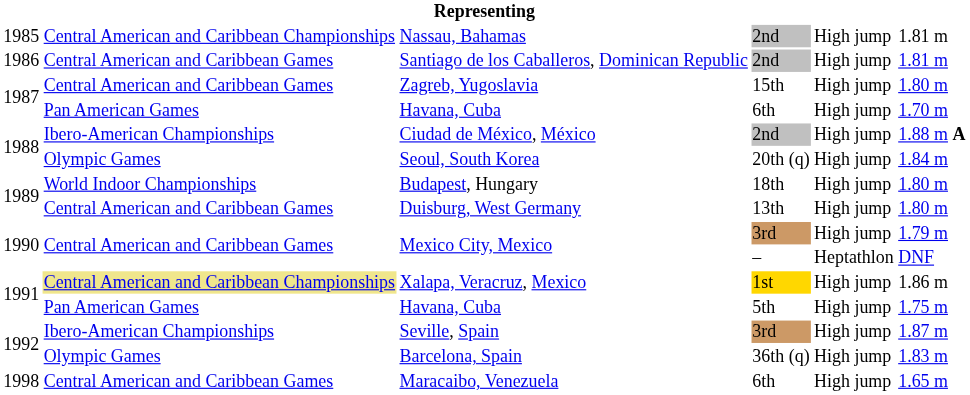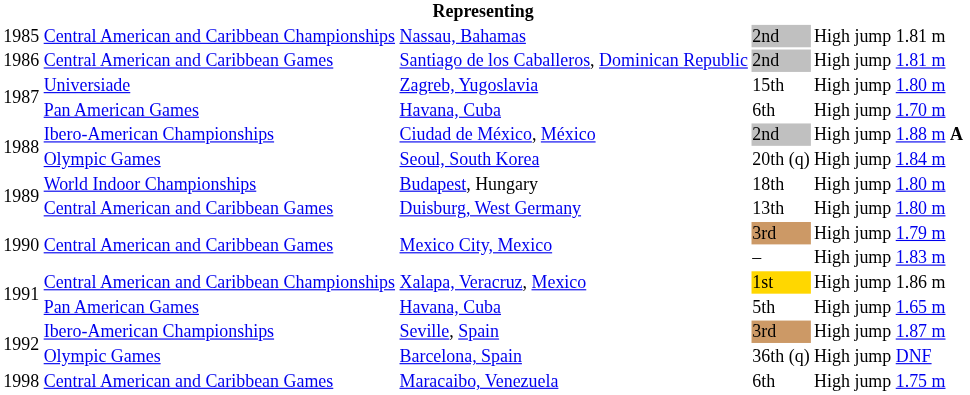(188, 85) Central American and Caribbean Games -> (87, 85) Universiade
(854, 257) Heptathlon -> (853, 257) High jump
(916, 257) DNF -> (921, 257) 1.83 m
(219, 282) khaki background -> (219, 282) no background
(923, 307) 1.75 m -> (921, 307) 1.65 m
(923, 356) 1.83 m -> (914, 356) DNF
(923, 380) 1.65 m -> (921, 380) 1.75 m
